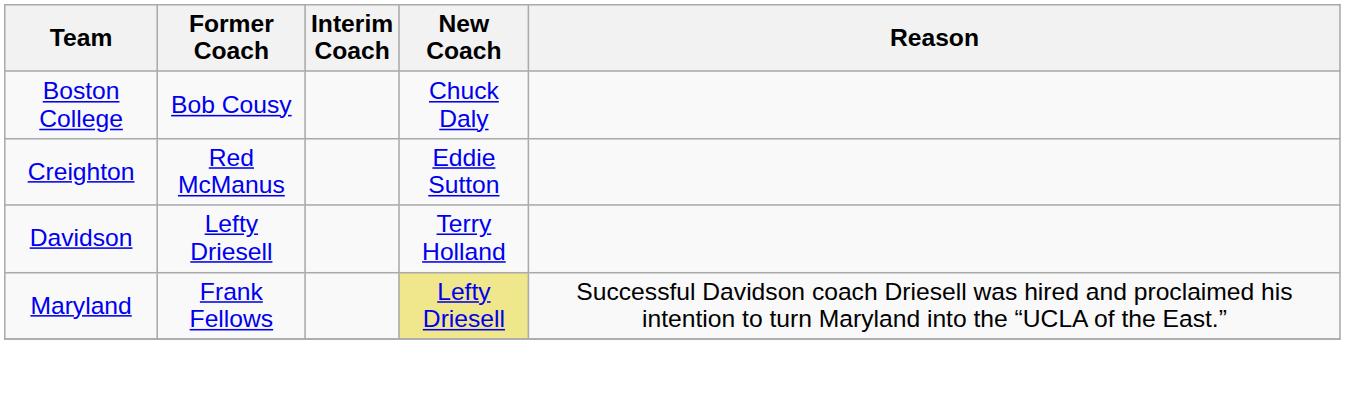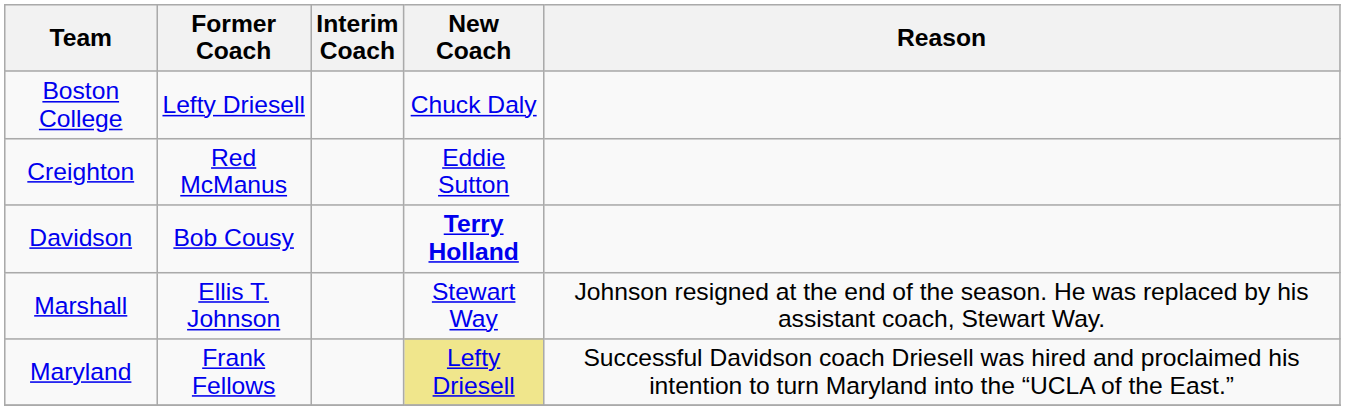(231, 104) Bob Cousy -> (234, 104) Lefty Driesell
(231, 238) Lefty Driesell -> (234, 238) Bob Cousy
(464, 238) normal -> (474, 238) bold
+ row: (81, 305)
